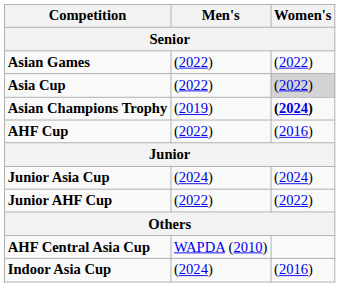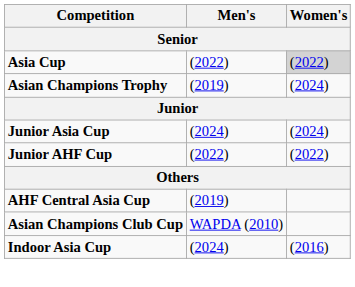- row: (49, 62)
(293, 108) bold -> (309, 85) normal
- row: (38, 131)
(221, 246) WAPDA (2010) -> (209, 200) (2019)
+ row: (95, 223)
